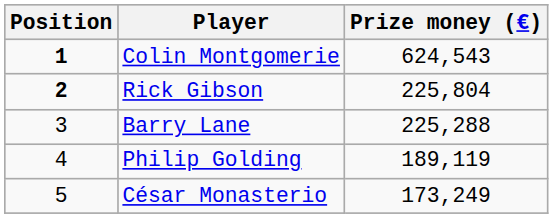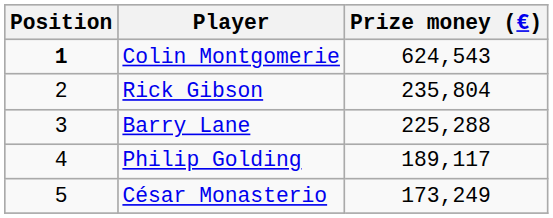(61, 92) bold -> (61, 92) normal
(446, 92) 225,804 -> (446, 92) 235,804
(446, 161) 189,119 -> (446, 161) 189,117
